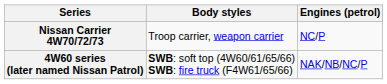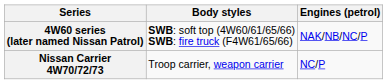rows swapped: (75, 64) <-> (75, 36)
